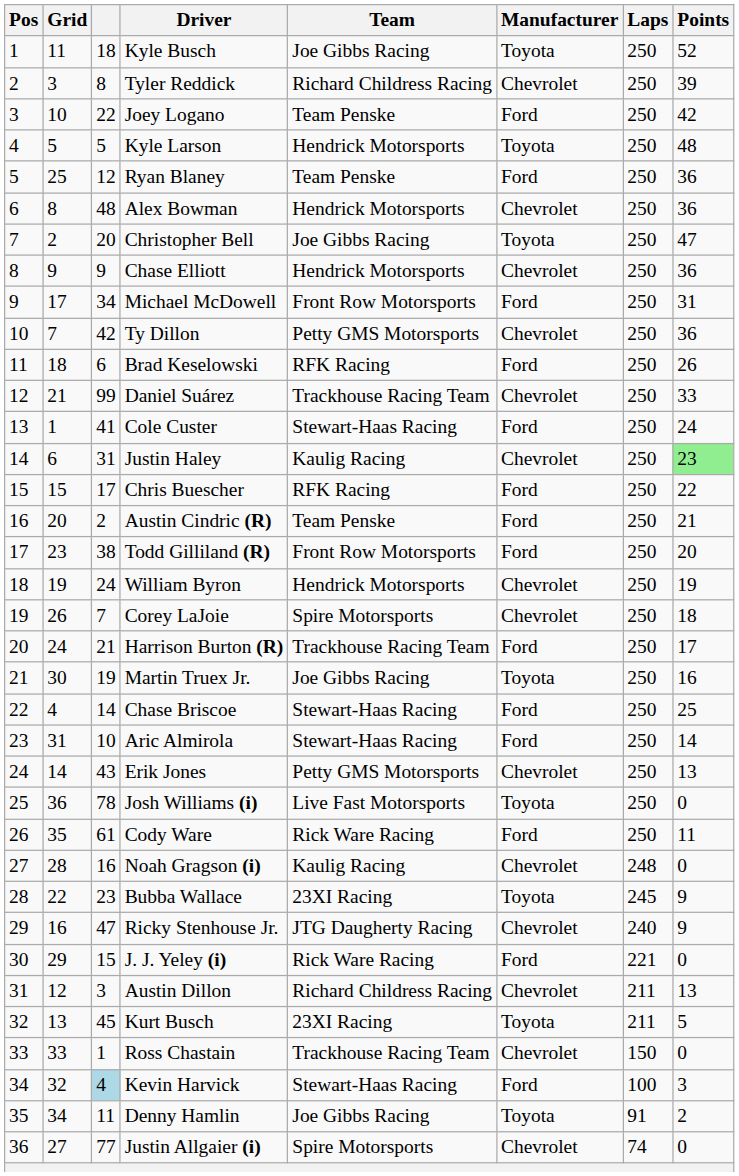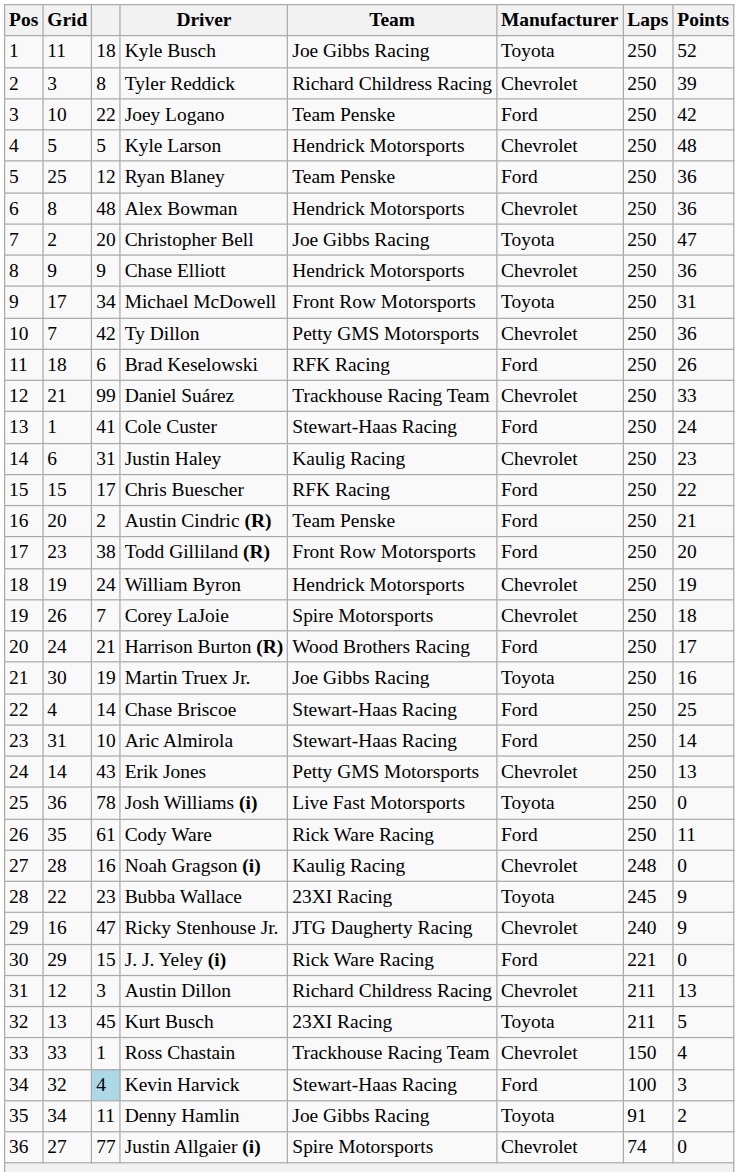(528, 145) Toyota -> (539, 145) Chevrolet
(519, 301) Ford -> (528, 301) Toyota
(687, 458) lightgreen background -> (687, 458) no background
(391, 646) Trackhouse Racing Team -> (381, 646) Wood Brothers Racing
(682, 1053) 0 -> (682, 1053) 4
